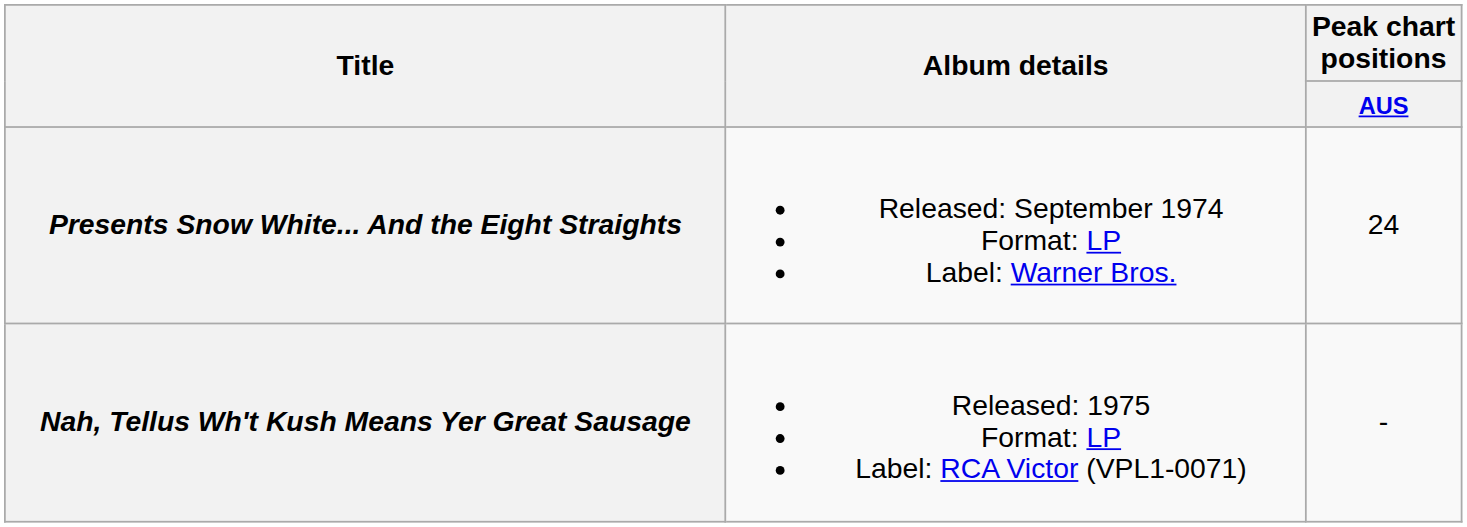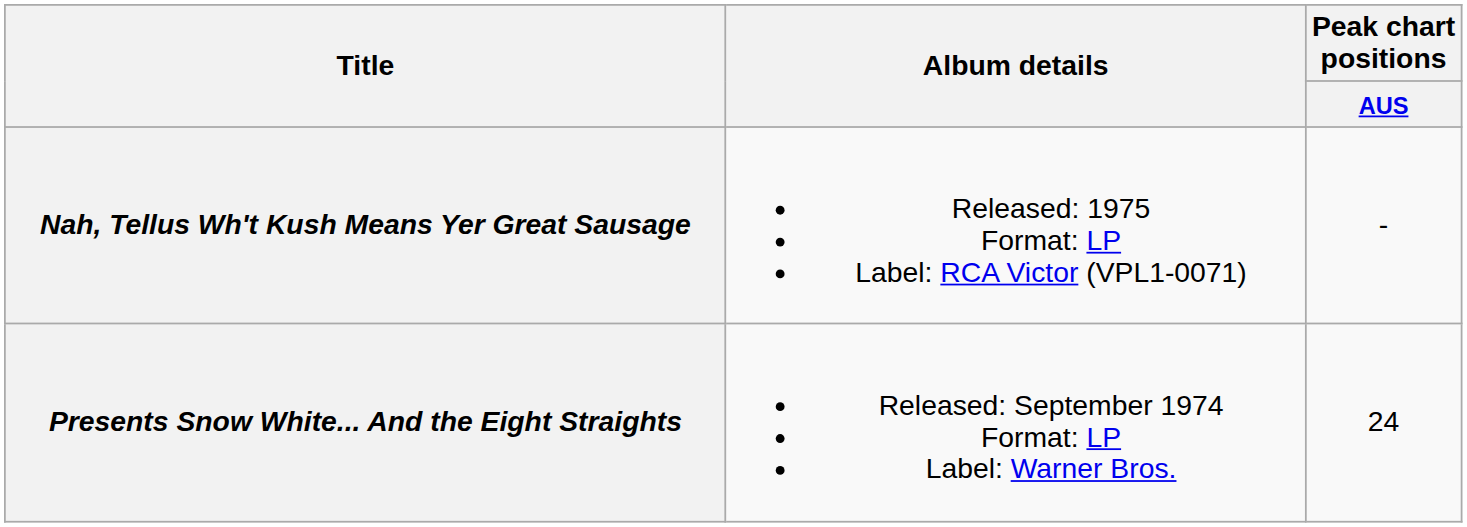rows swapped: (365, 224) <-> (365, 421)
